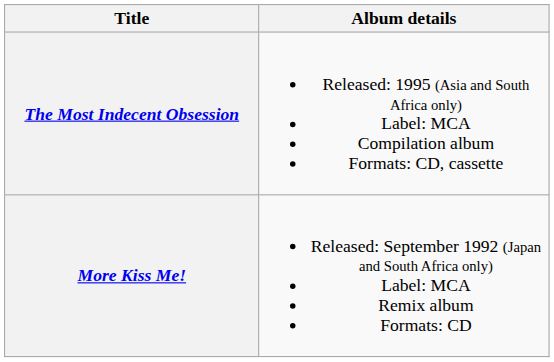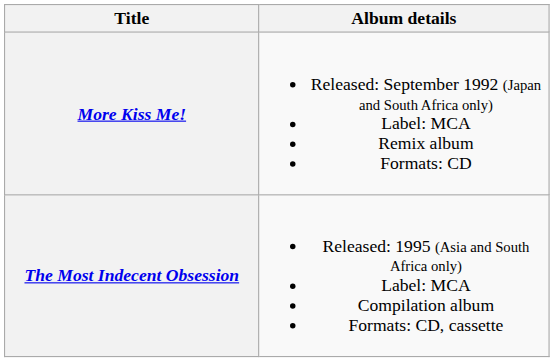rows swapped: (132, 275) <-> (132, 113)
